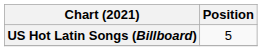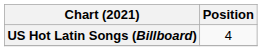(228, 35) 5 -> (228, 35) 4
